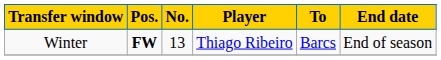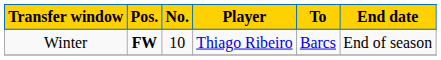(177, 42) 13 -> (177, 42) 10
